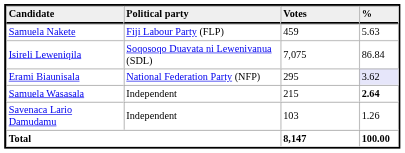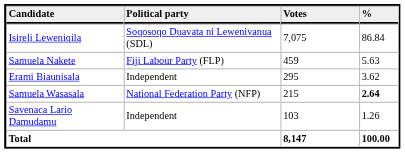rows swapped: (45, 54) <-> (42, 32)
(193, 77) National Federation Party (NFP) -> (152, 77) Independent
(371, 77) lavender background -> (371, 77) no background
(152, 93) Independent -> (193, 93) National Federation Party (NFP)
